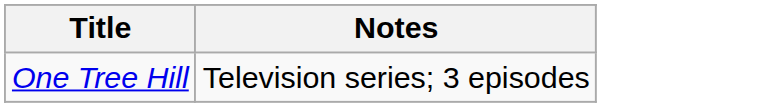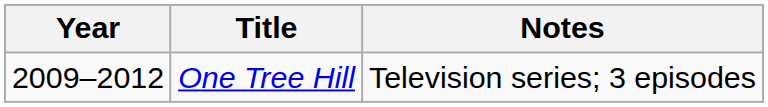+ column: (88, 28)
